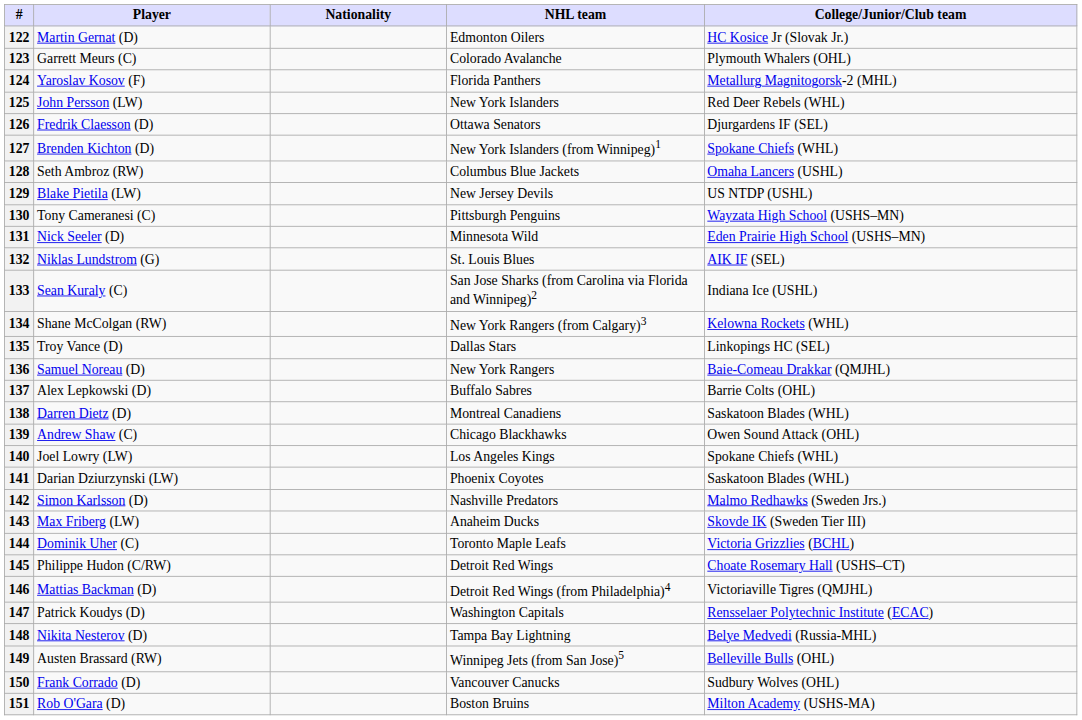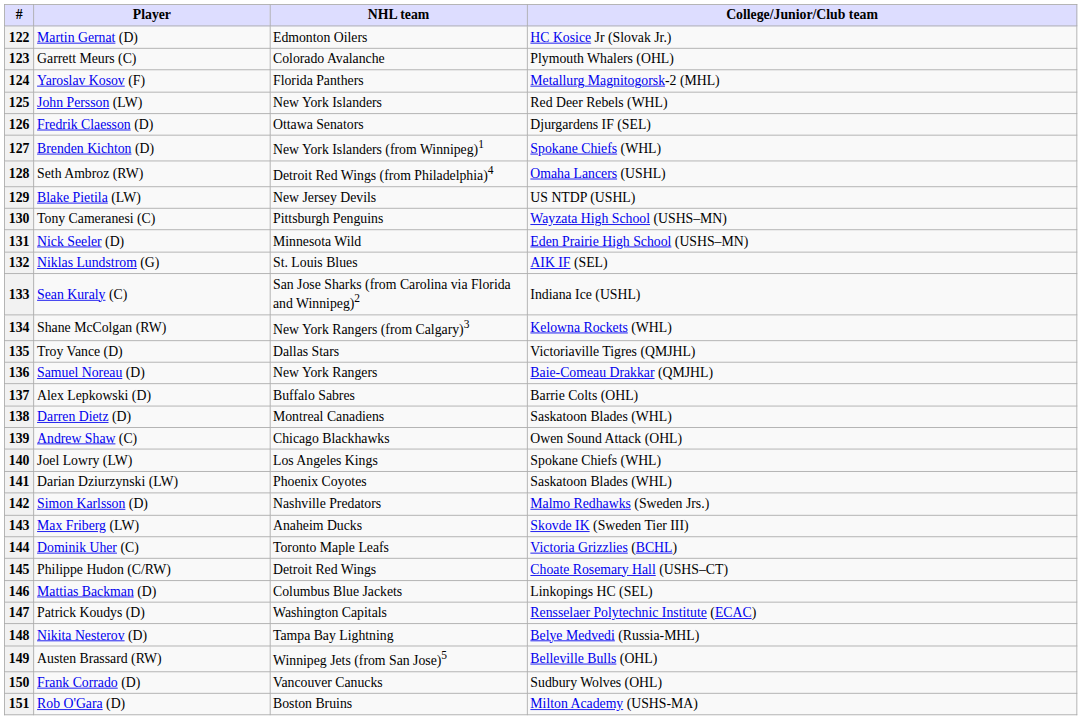- column: (358, 15)
(515, 171) Columbus Blue Jackets -> (383, 173) Detroit Red Wings (from Philadelphia)4
(768, 347) Linkopings HC (SEL) -> (613, 351) Victoriaville Tigres (QMJHL)
(560, 589) Detroit Red Wings (from Philadelphia)4 -> (338, 591) Columbus Blue Jackets
(790, 589) Victoriaville Tigres (QMJHL) -> (592, 591) Linkopings HC (SEL)
